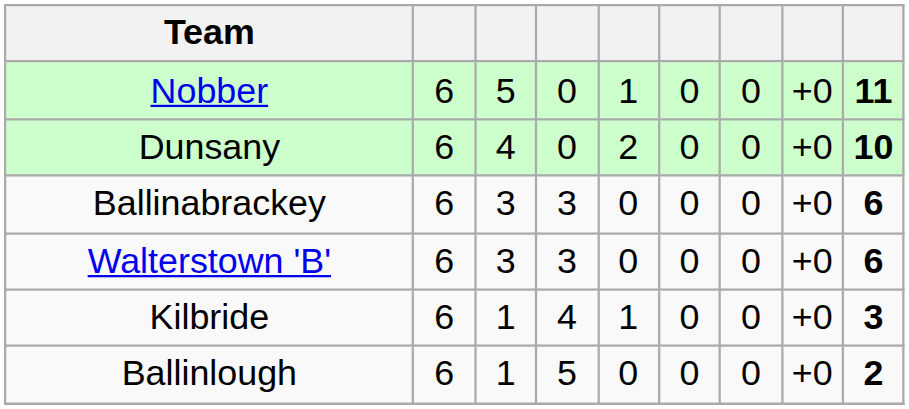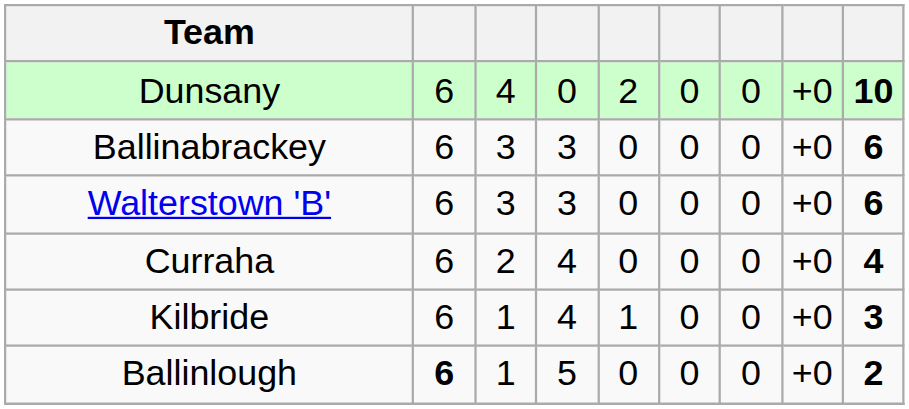- row: (209, 89)
+ row: (209, 260)
(444, 373) normal -> (444, 373) bold
